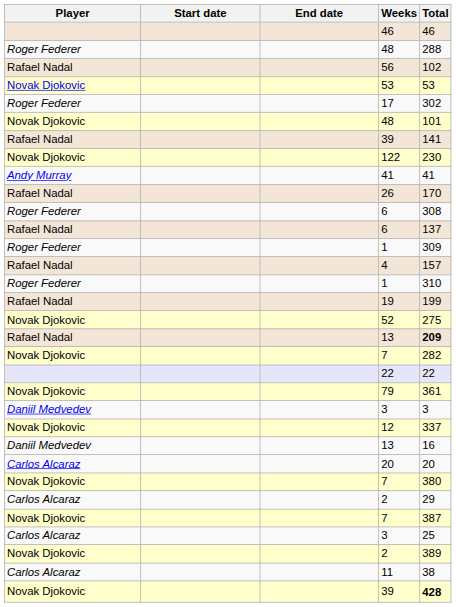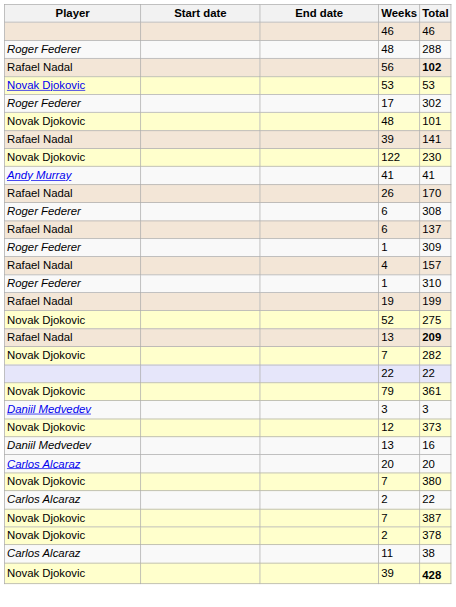(432, 67) normal -> (432, 67) bold
(432, 427) 337 -> (432, 427) 373
(429, 499) 29 -> (429, 499) 22
- row: (44, 535)
(432, 553) 389 -> (432, 535) 378
